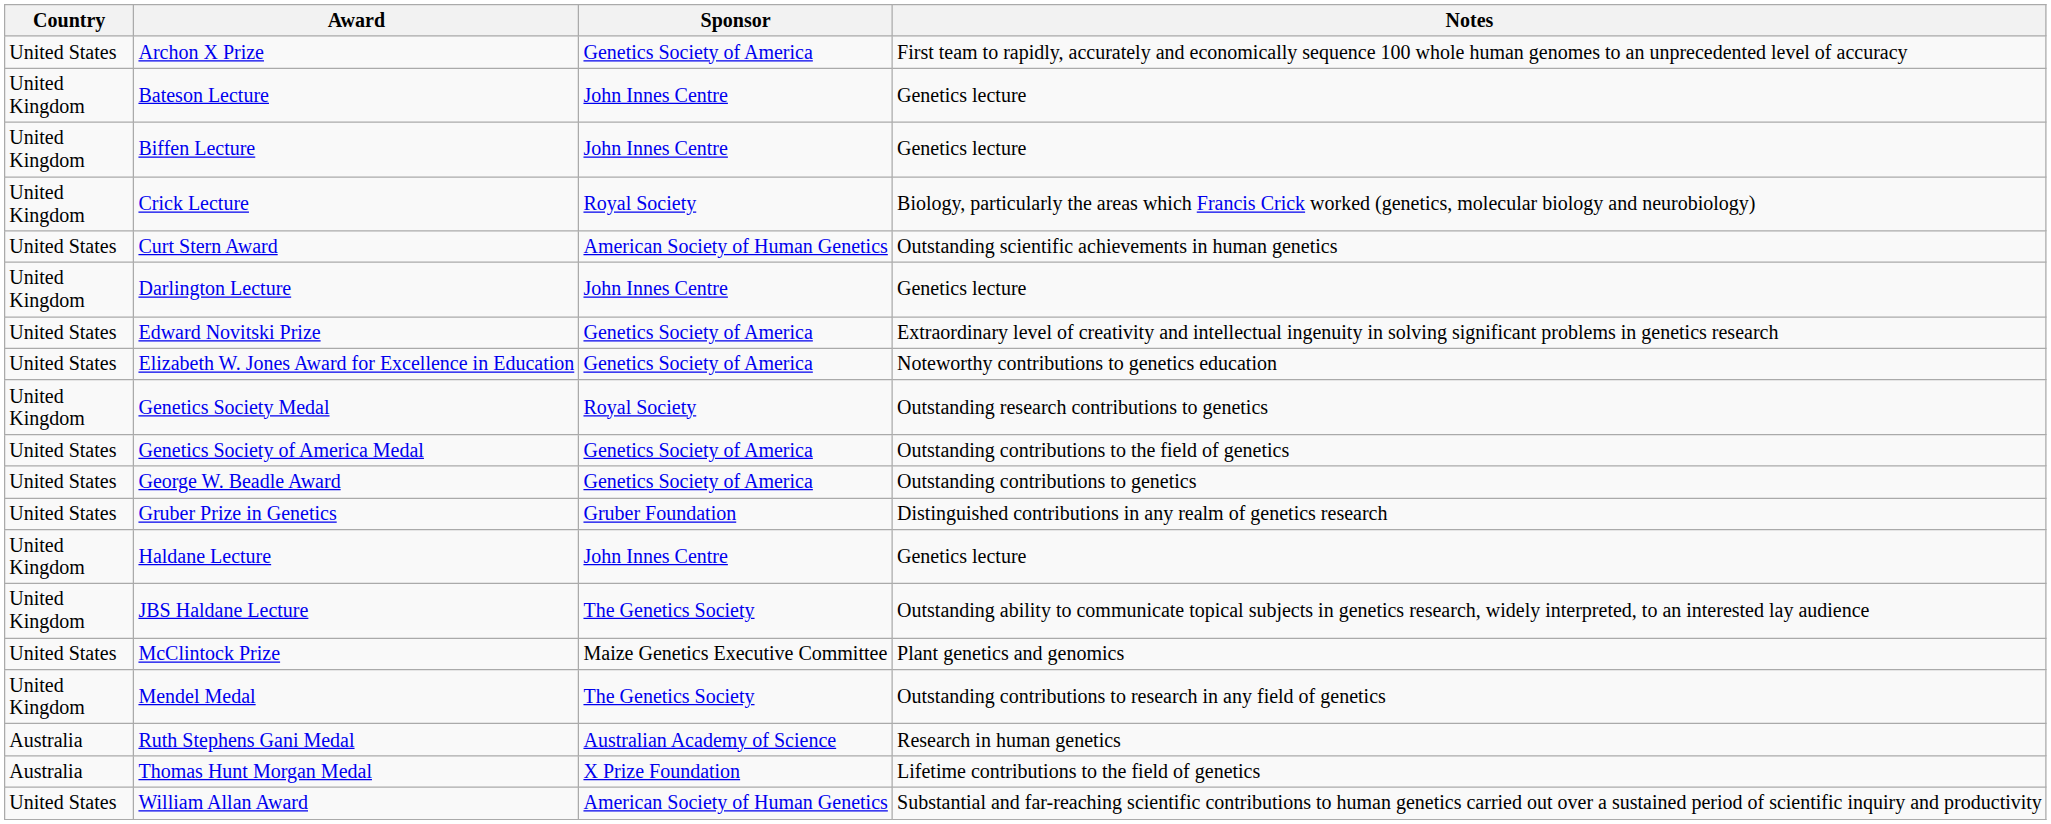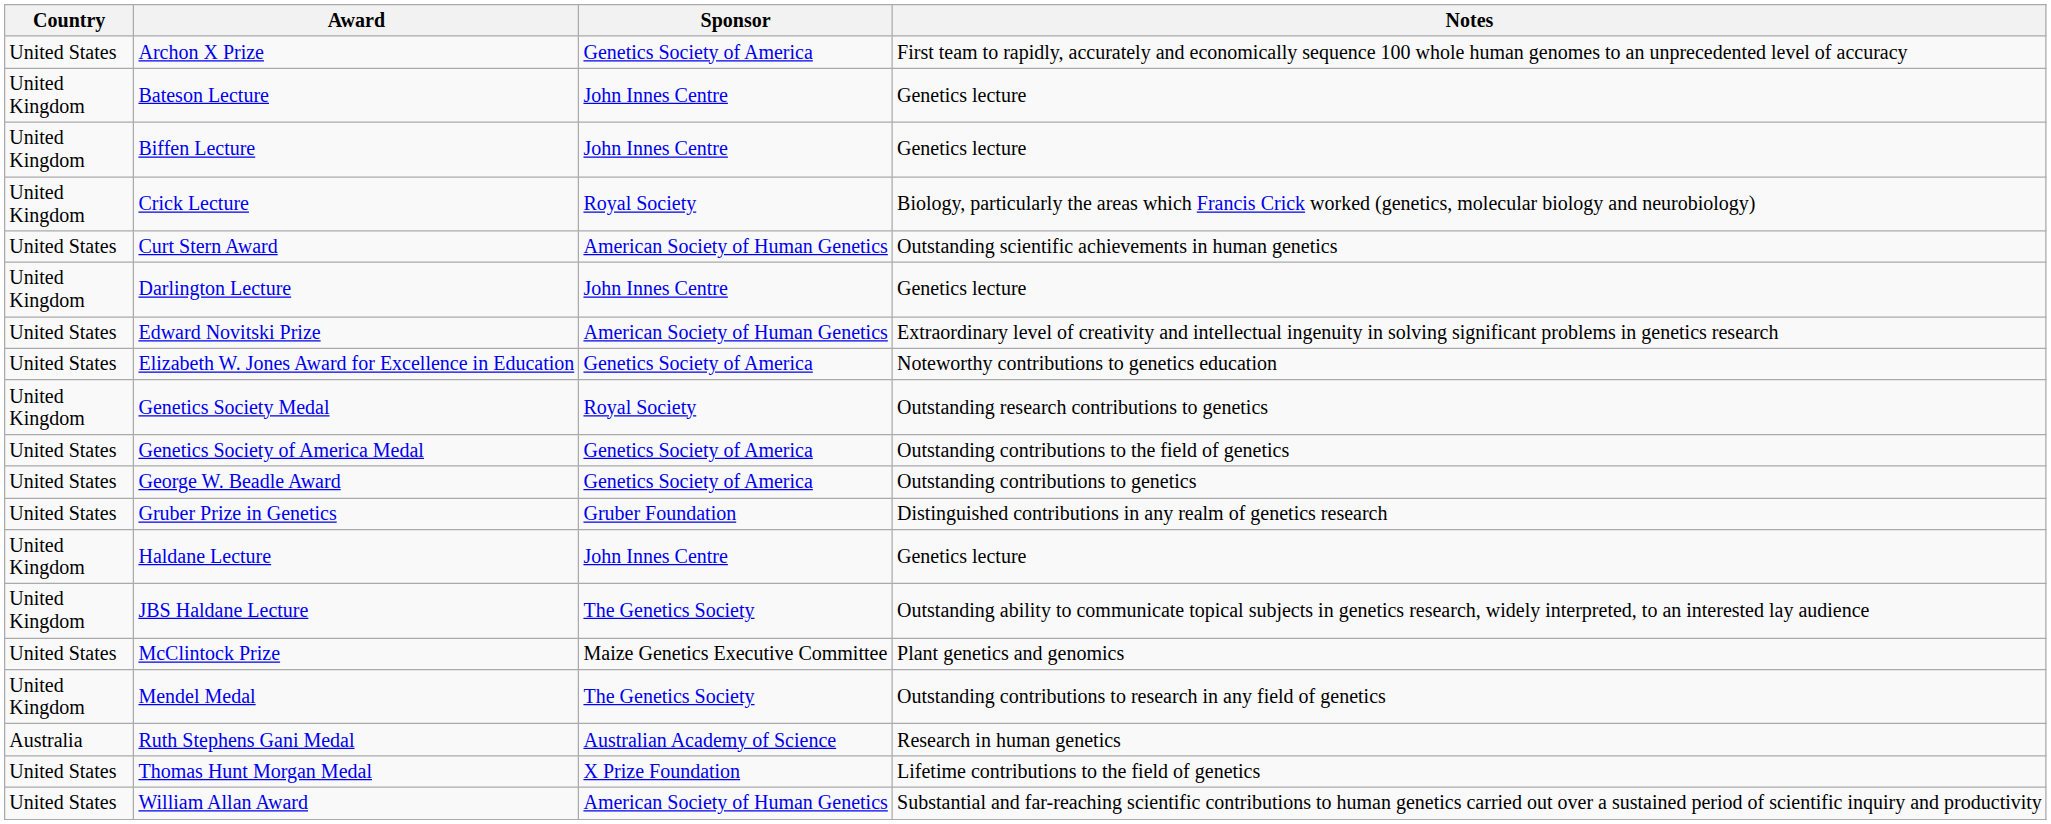(698, 332) Genetics Society of America -> (736, 332) American Society of Human Genetics
(46, 771) Australia -> (63, 771) United States
